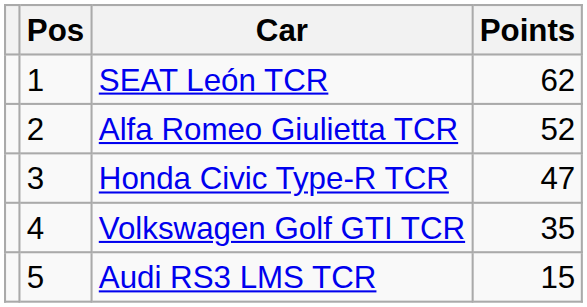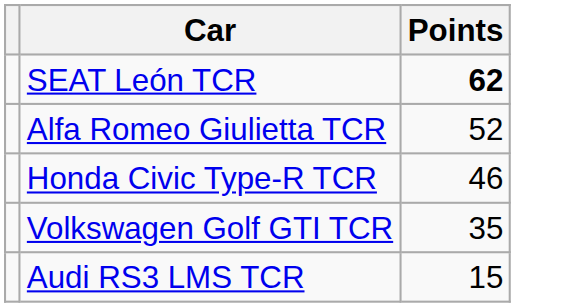- column: (56, 30)
(558, 80) normal -> (486, 80) bold
(558, 179) 47 -> (486, 179) 46
